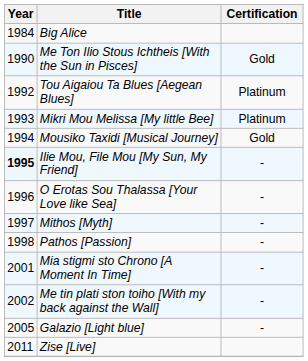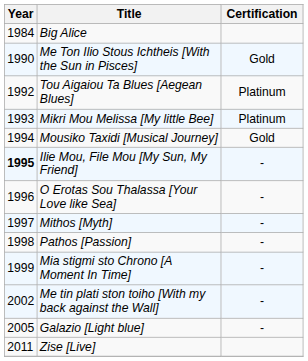(21, 268) 2001 -> (21, 268) 1999
